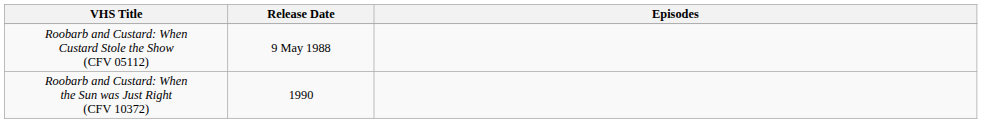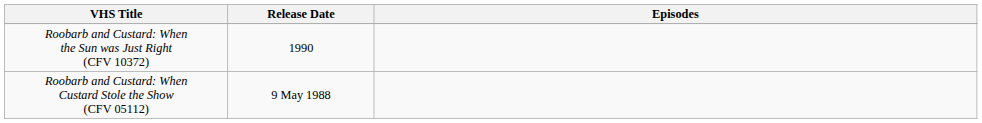rows swapped: (116, 47) <-> (116, 94)
